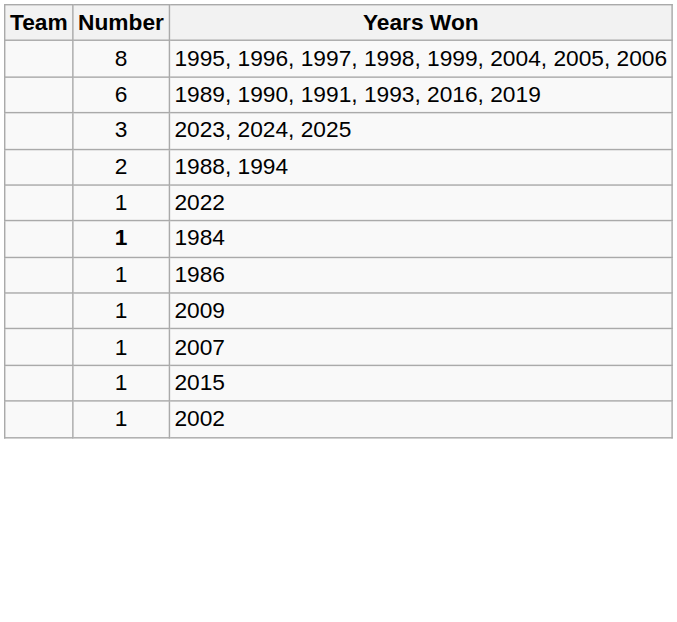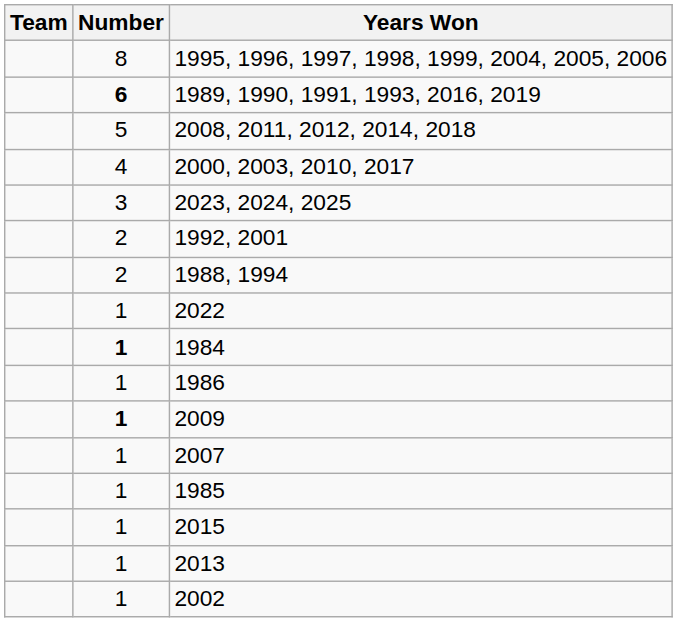(121, 94) normal -> (121, 94) bold
+ row: (325, 130)
+ row: (294, 166)
+ row: (231, 238)
(121, 310) normal -> (121, 418) bold
+ row: (200, 490)
+ row: (200, 563)
